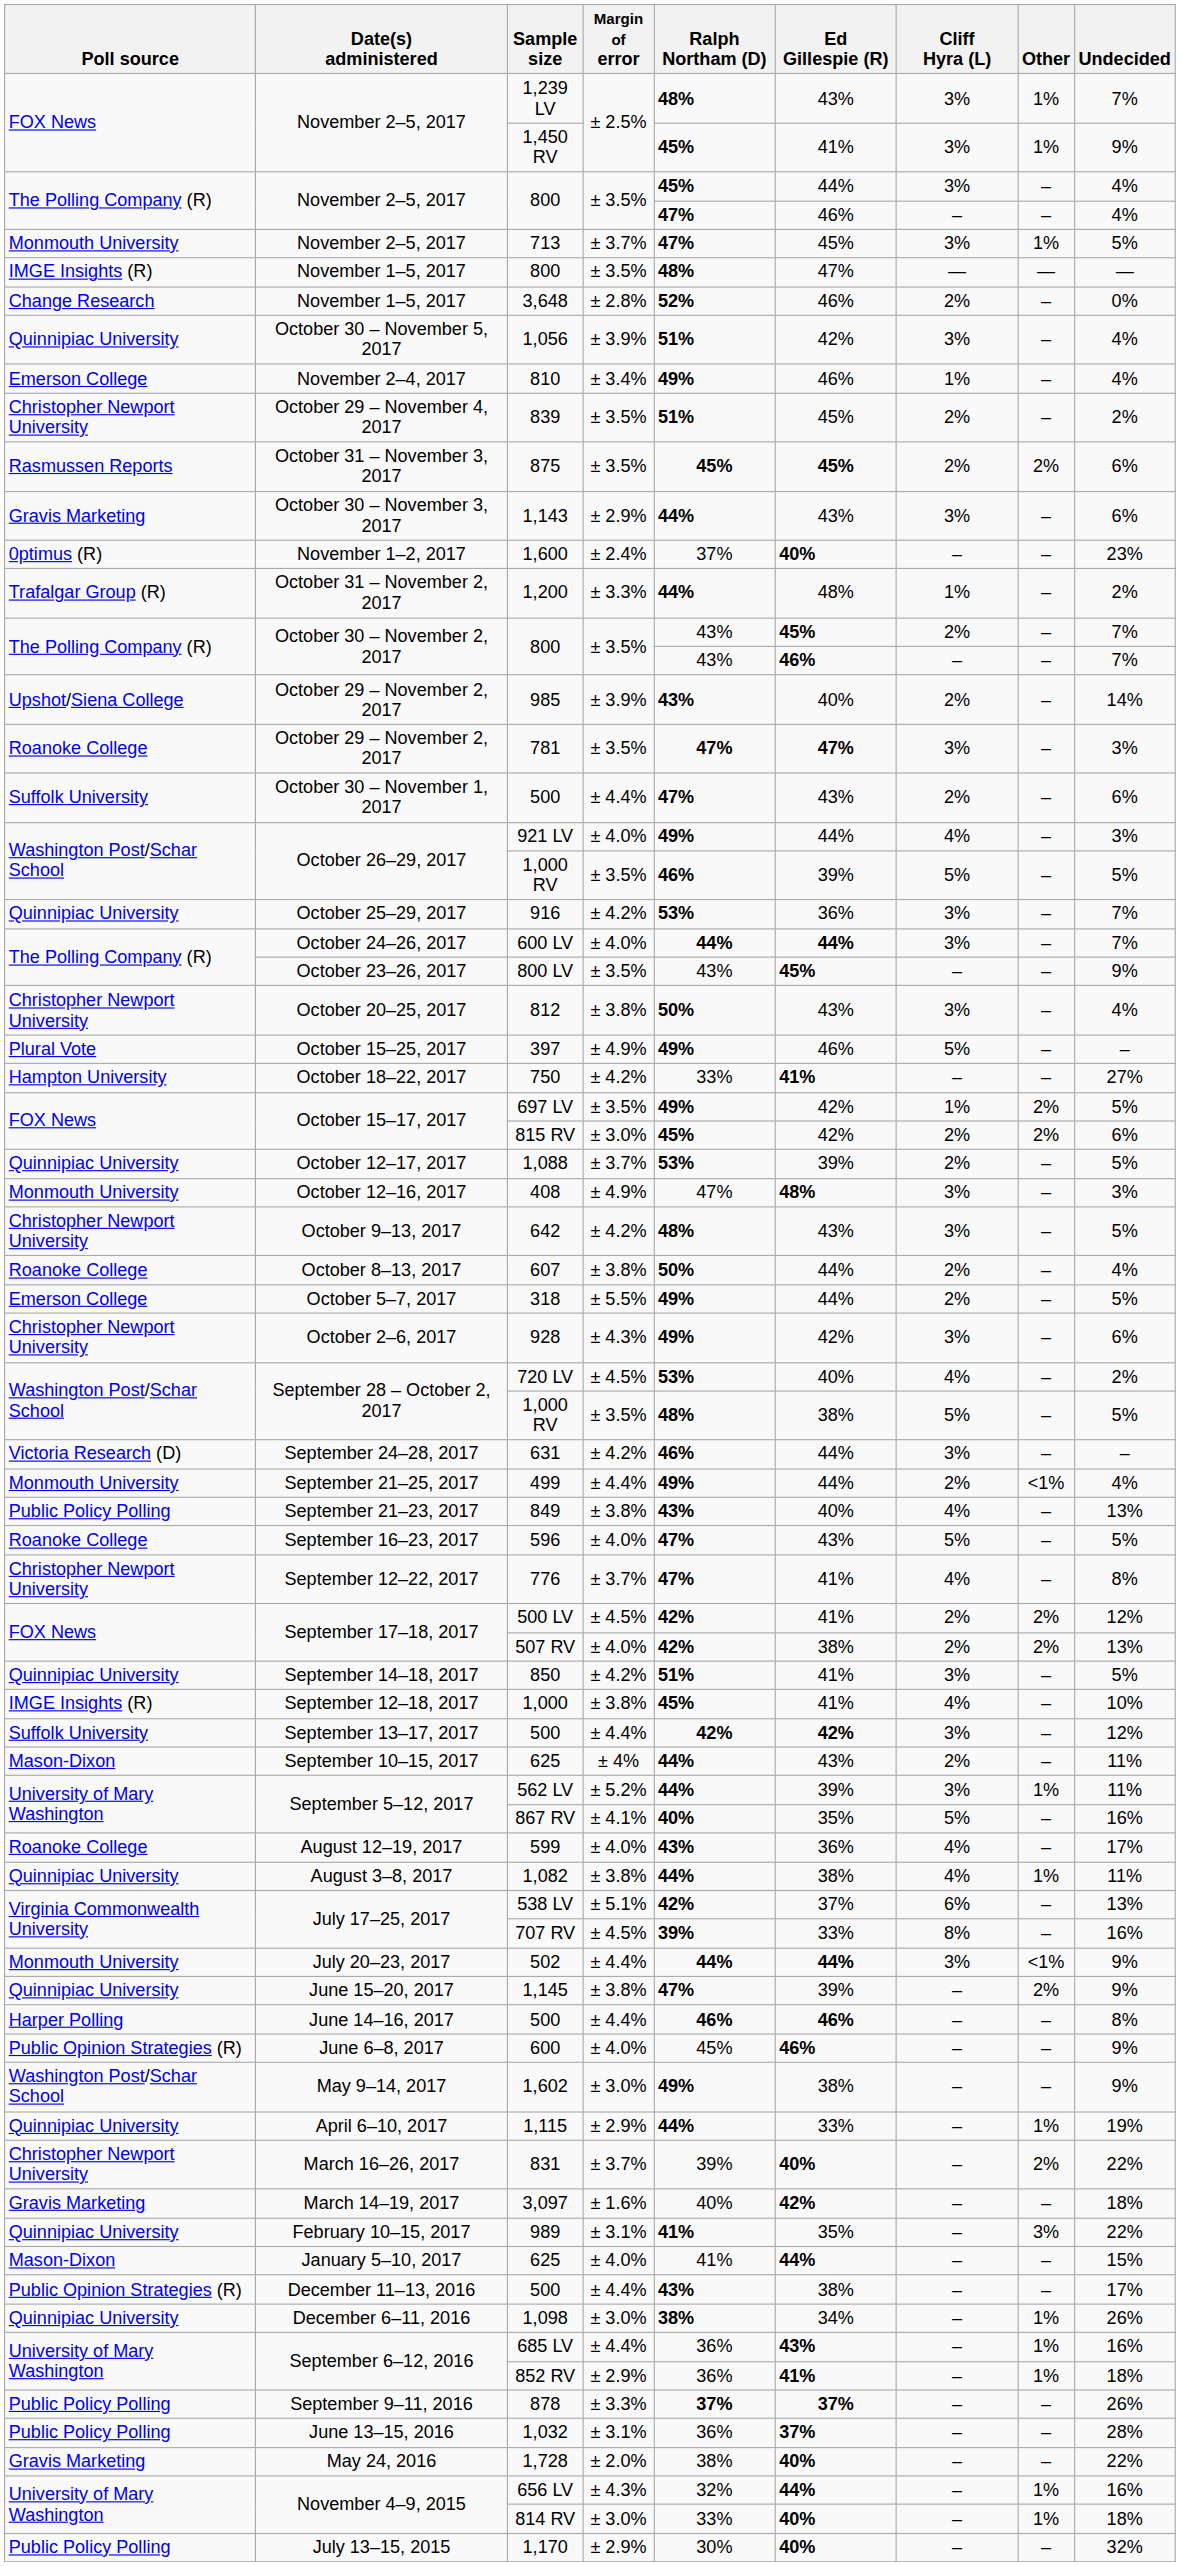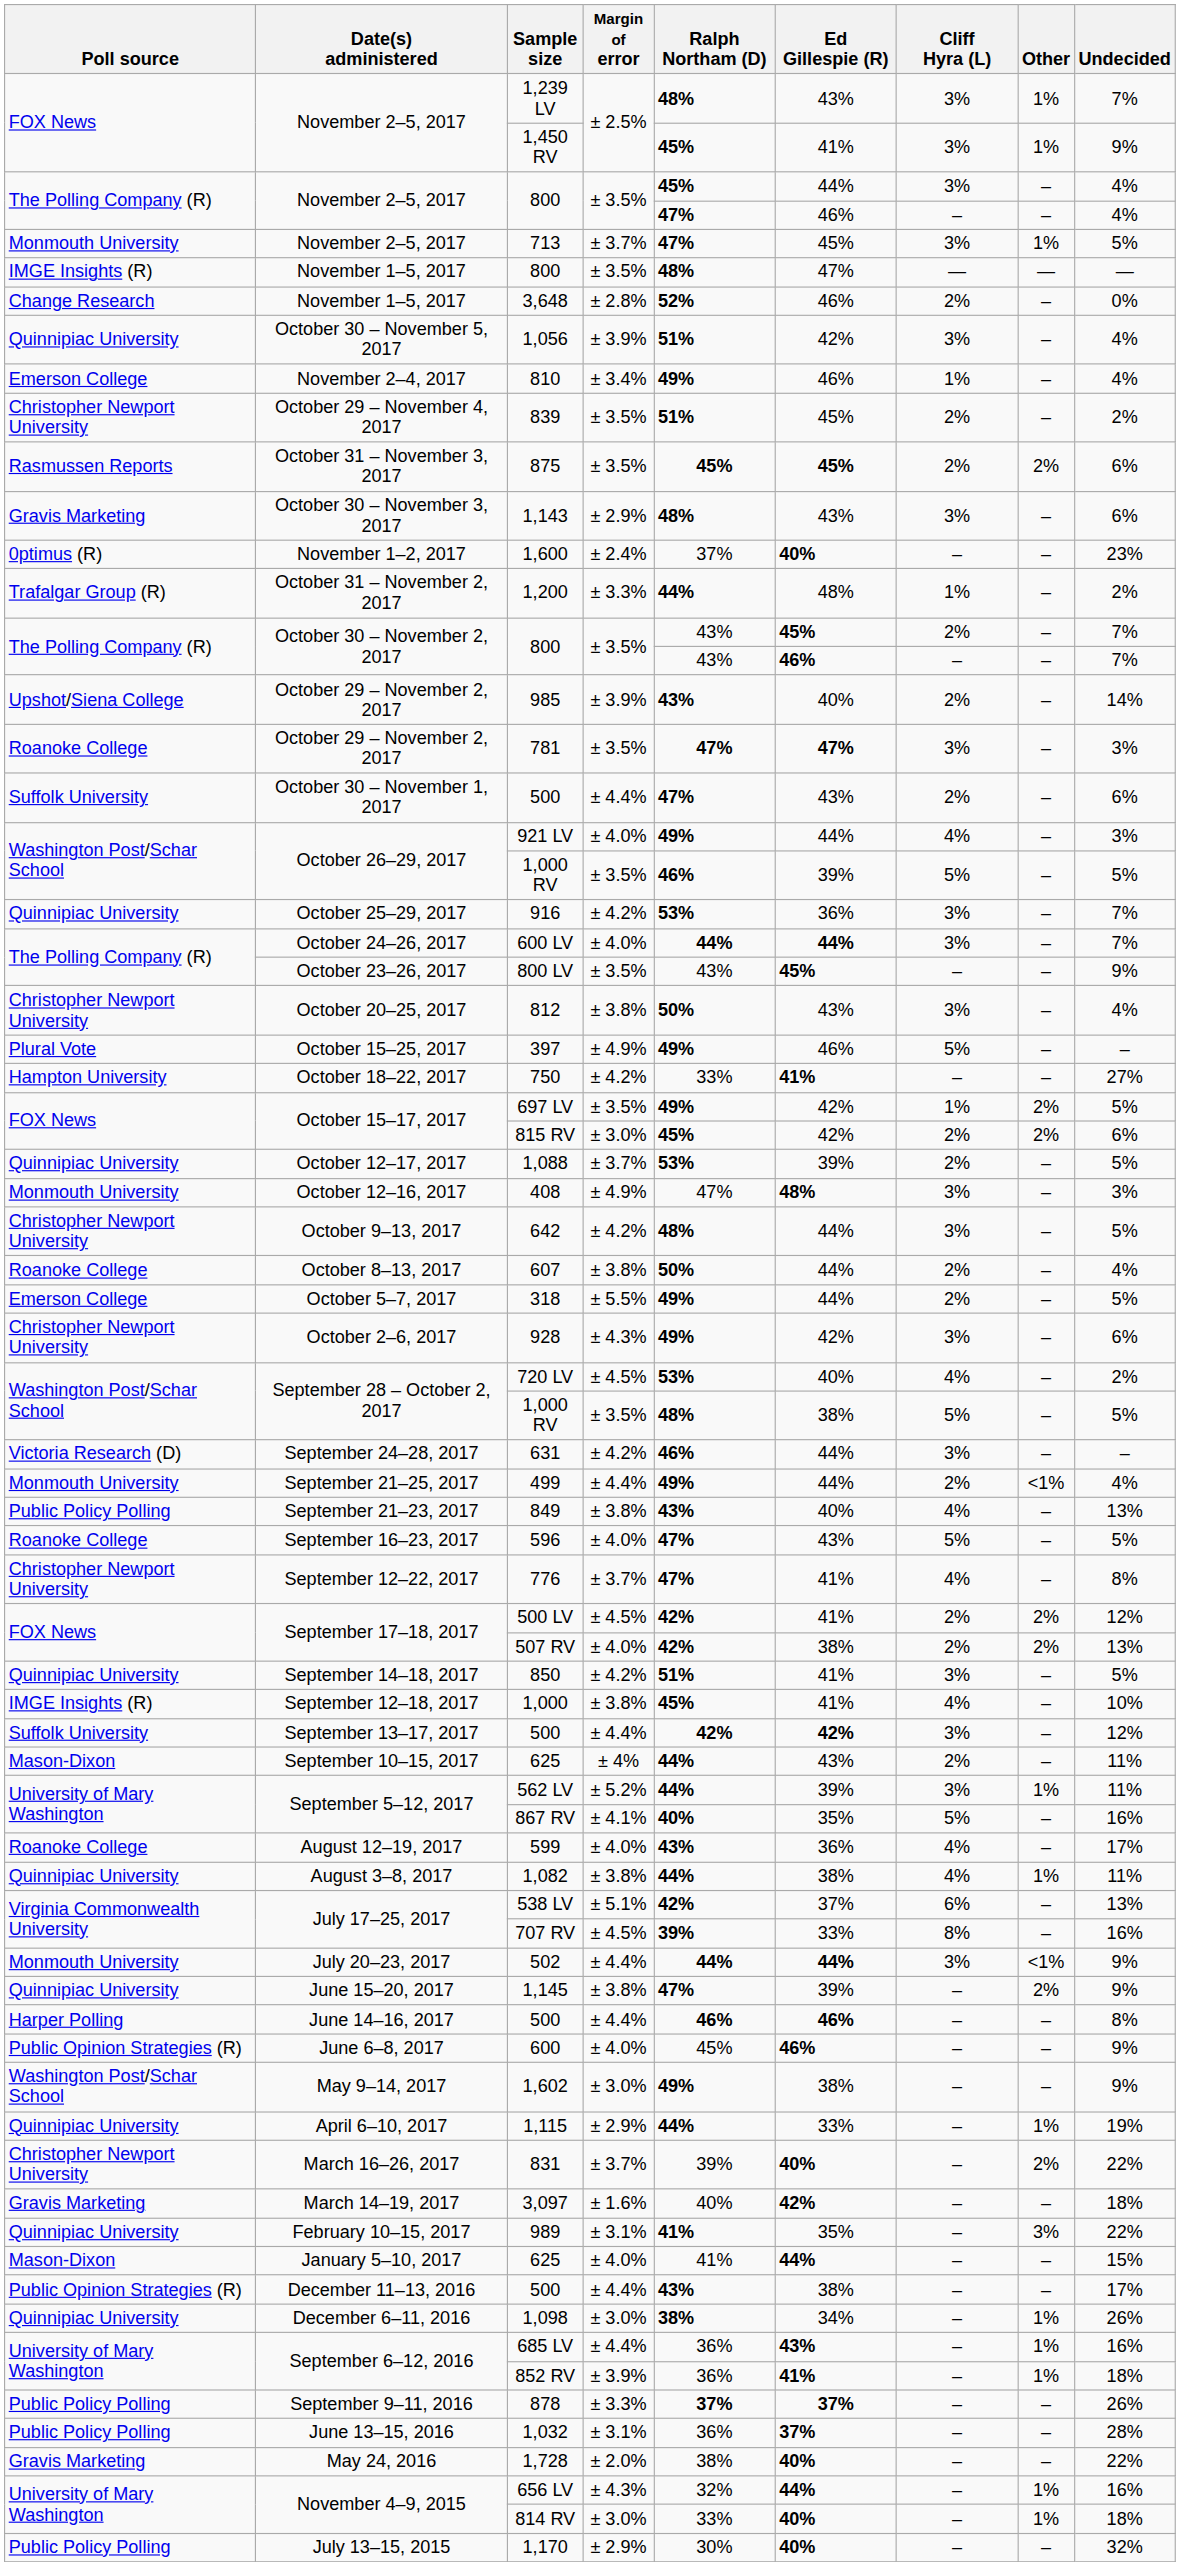(676, 515) 44% -> (676, 515) 48%
(836, 1231) 43% -> (836, 1231) 44%
(618, 2375) ± 2.9% -> (618, 2375) ± 3.9%
